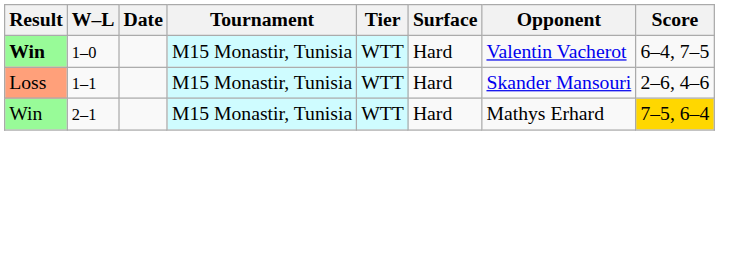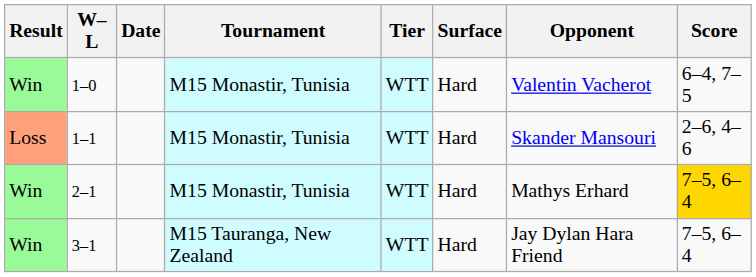(27, 51) bold -> (26, 84) normal
+ row: (84, 245)
